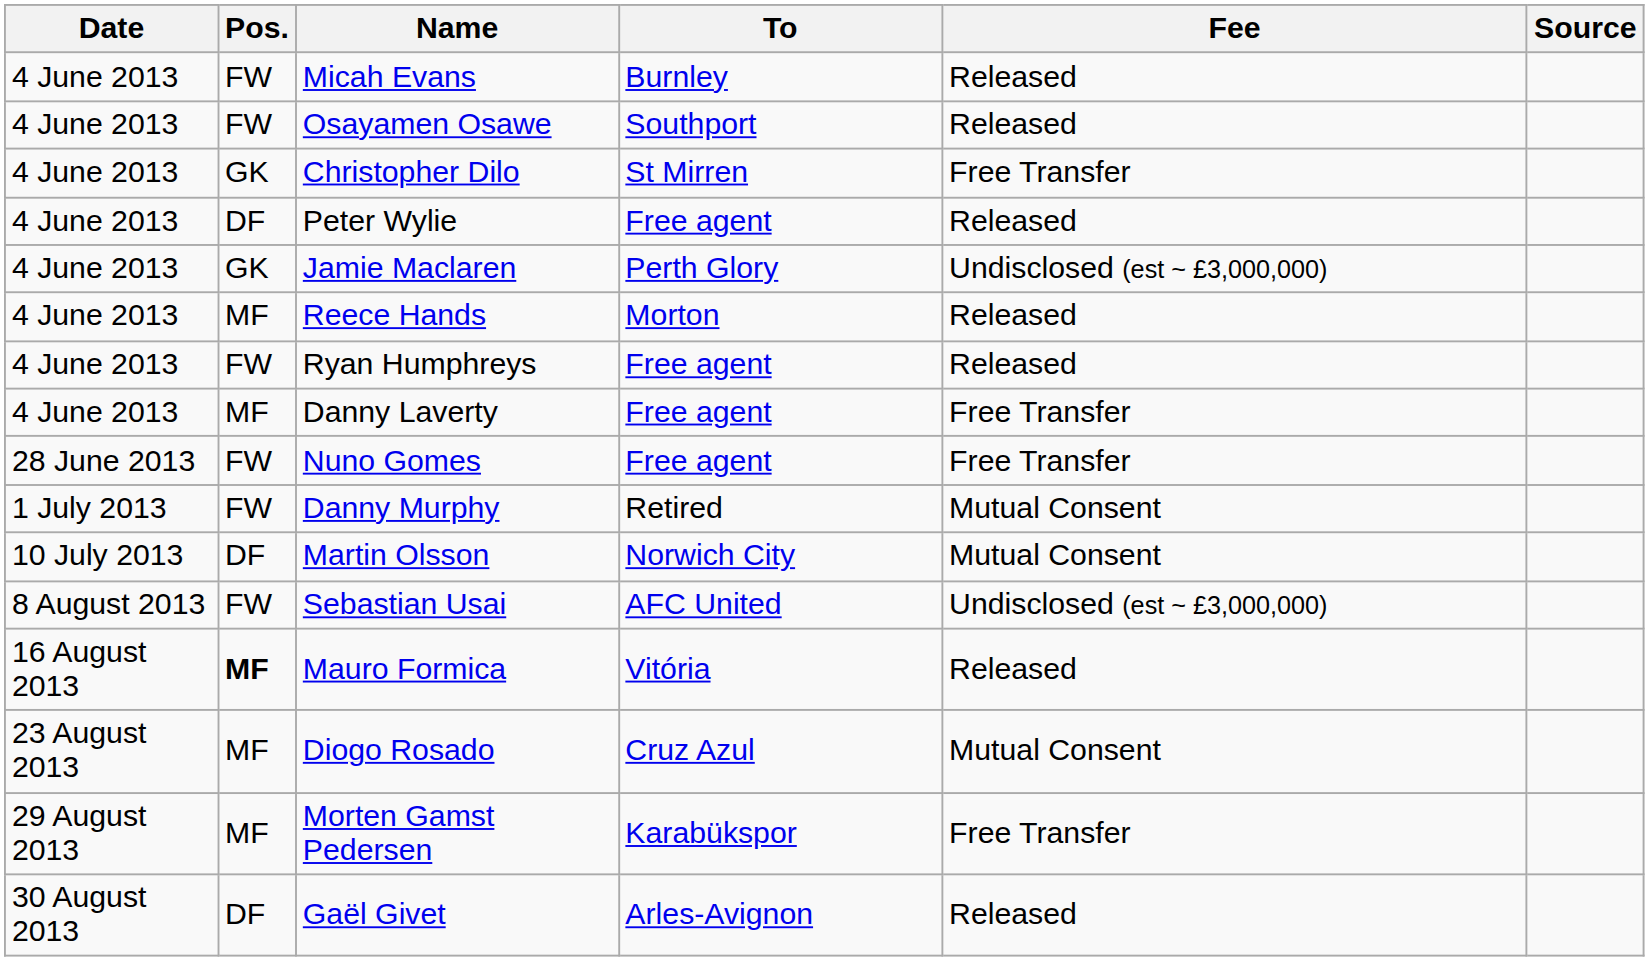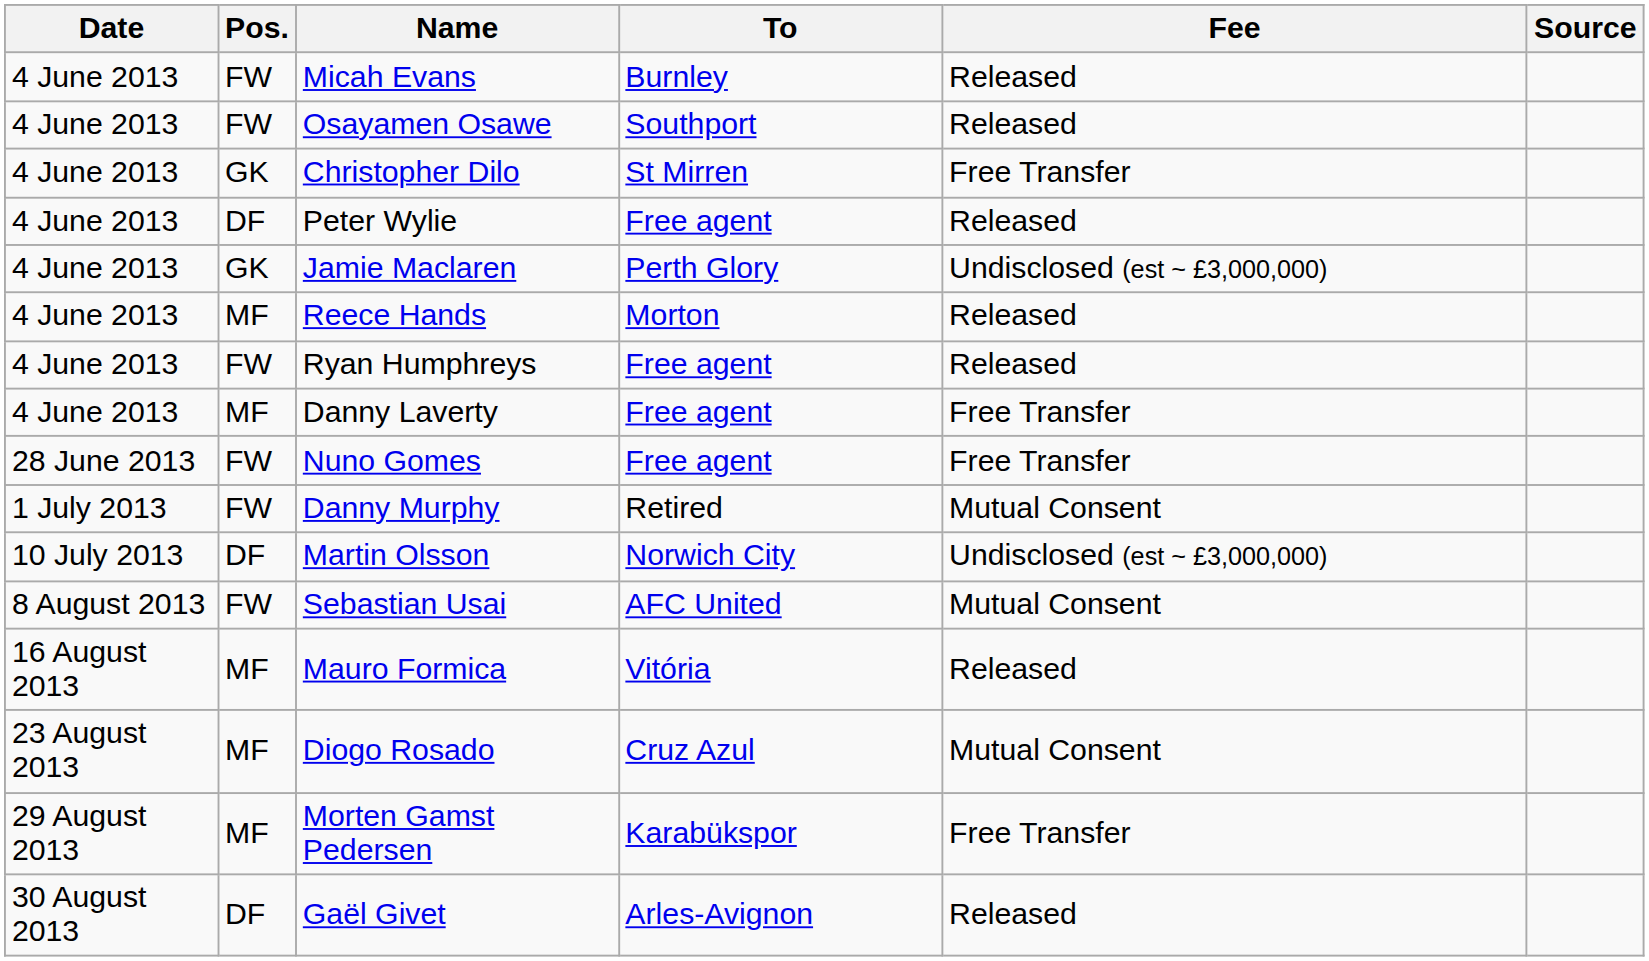(1055, 556) Mutual Consent -> (1138, 556) Undisclosed (est ~ £3,000,000)
(1138, 603) Undisclosed (est ~ £3,000,000) -> (1055, 603) Mutual Consent
(247, 668) bold -> (247, 668) normal
